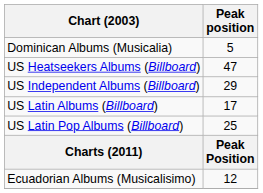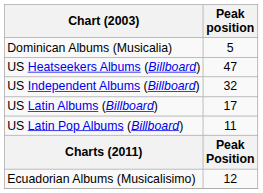(230, 86) 29 -> (230, 86) 32
(230, 125) 25 -> (230, 125) 11
